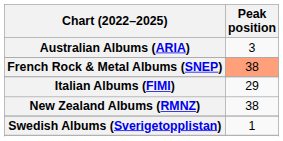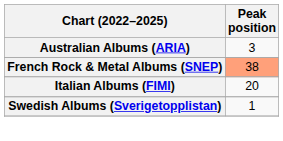(252, 86) 29 -> (252, 86) 20
- row: (115, 106)
